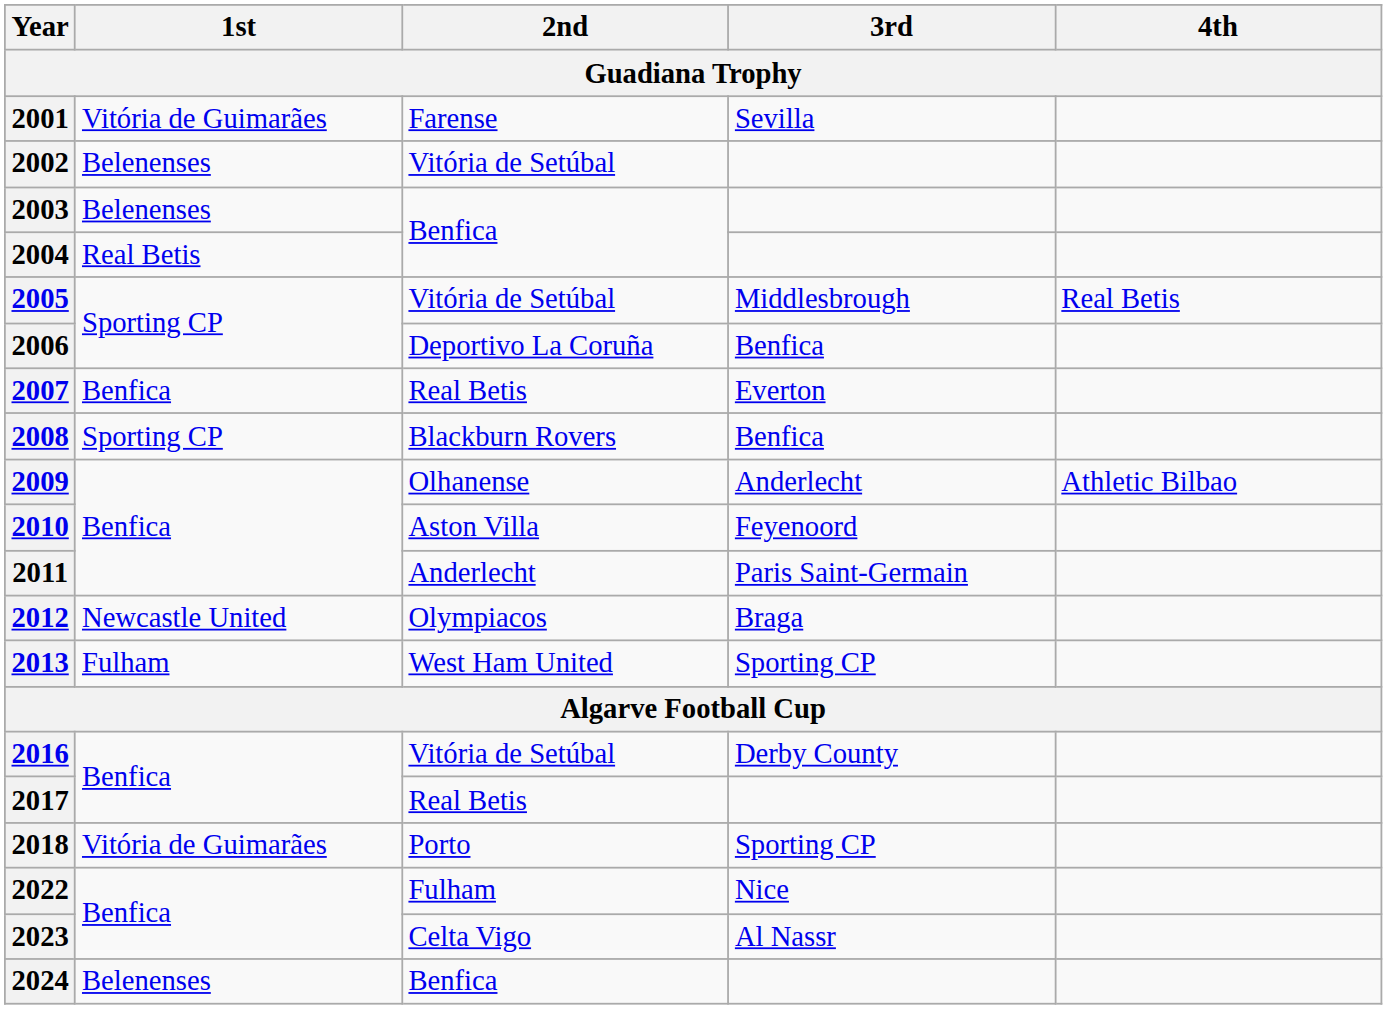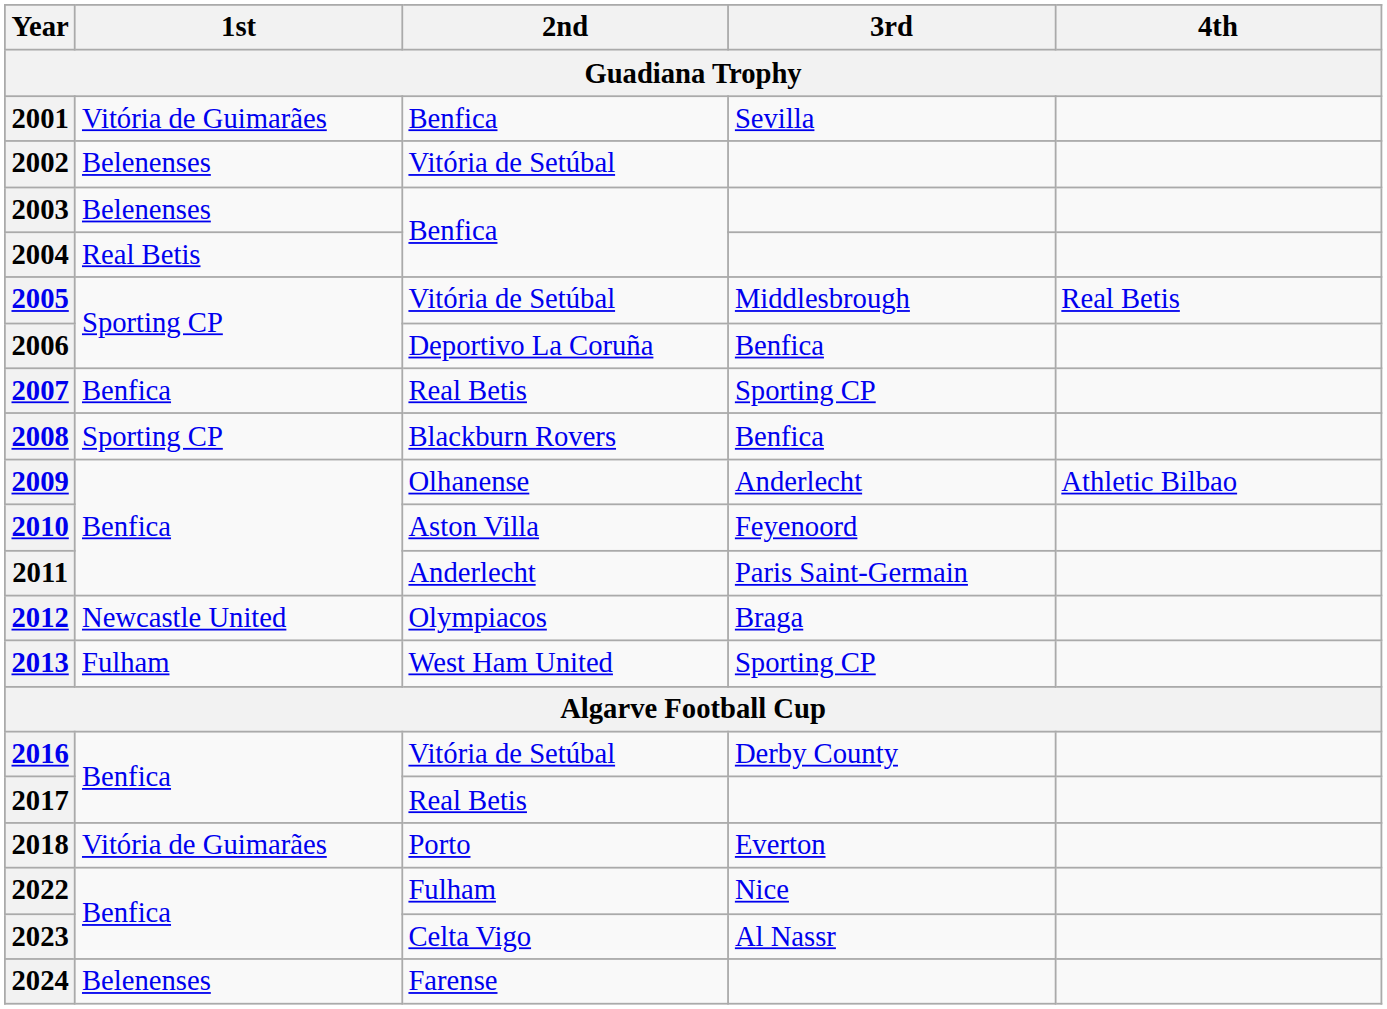(453, 118) Farense -> (453, 118) Benfica
(780, 390) Everton -> (805, 390) Sporting CP
(805, 844) Sporting CP -> (780, 844) Everton
(453, 981) Benfica -> (453, 981) Farense
